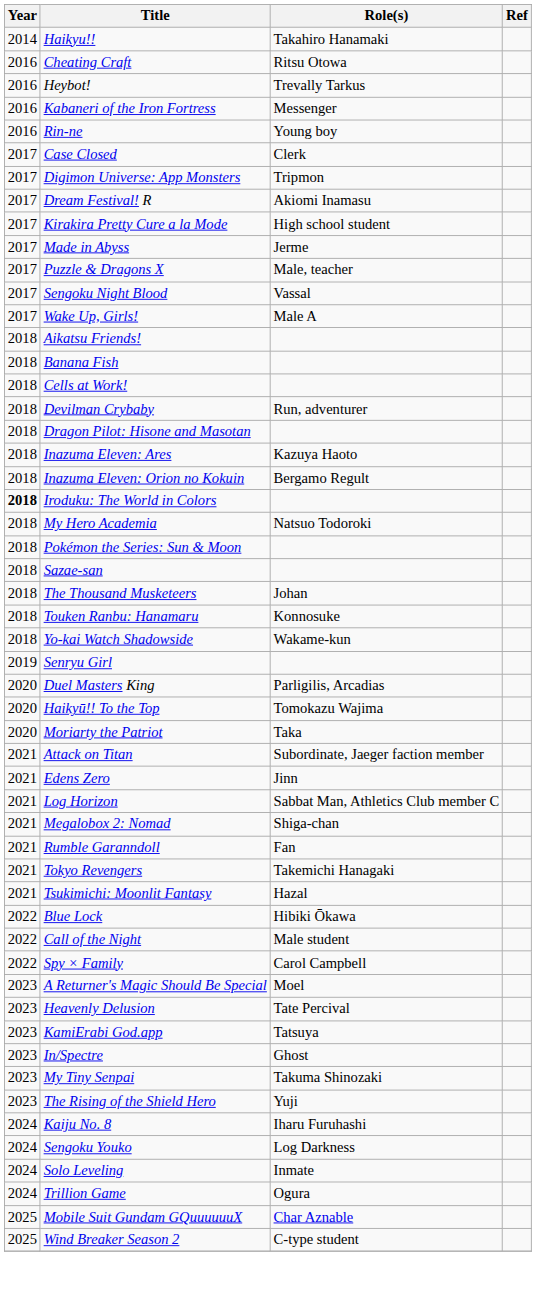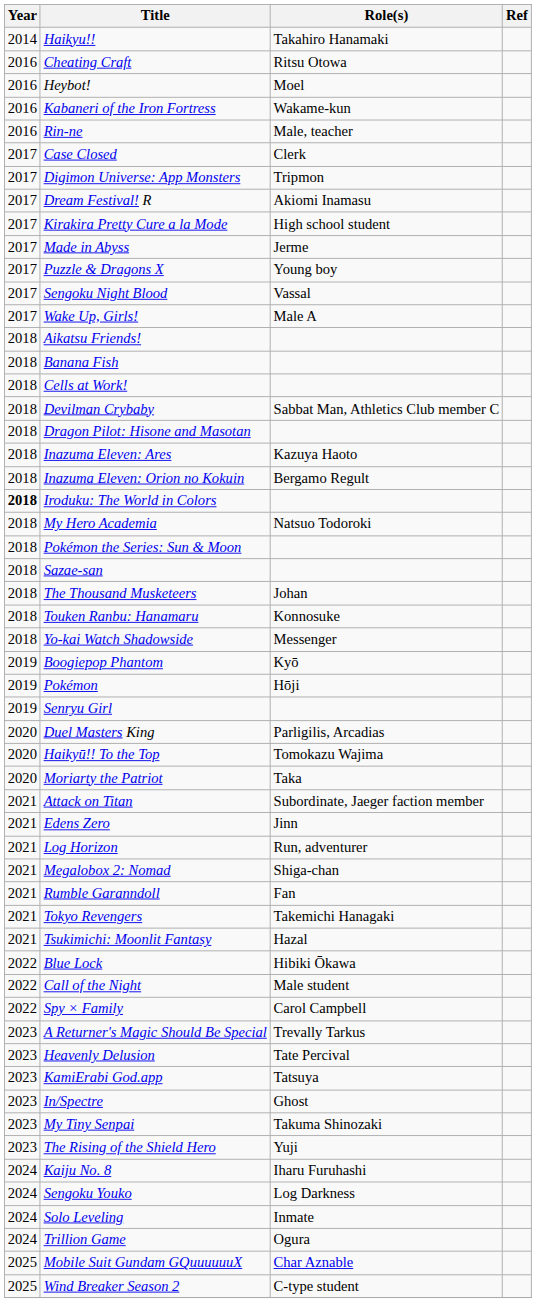(319, 85) Trevally Tarkus -> (289, 85) Moel
(305, 108) Messenger -> (312, 108) Wakame-kun
(305, 131) Young boy -> (313, 131) Male, teacher
(313, 270) Male, teacher -> (305, 270) Young boy
(320, 408) Run, adventurer -> (386, 408) Sabbat Man, Athletics Club member C
(312, 639) Wakame-kun -> (305, 639) Messenger
+ row: (103, 662)
+ row: (71, 685)
(386, 801) Sabbat Man, Athletics Club member C -> (320, 847) Run, adventurer
(289, 985) Moel -> (319, 1032) Trevally Tarkus
